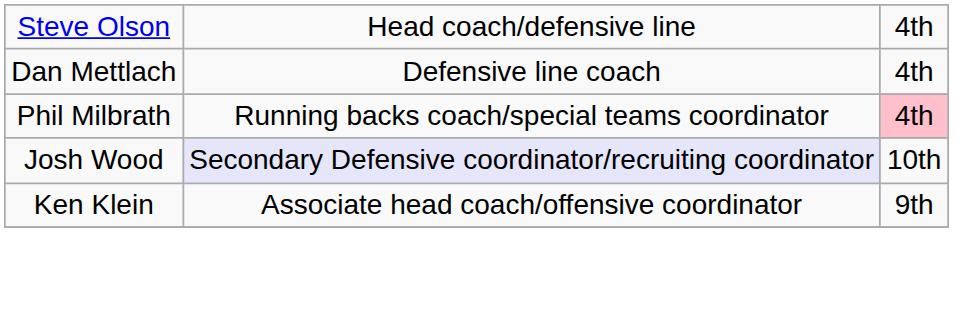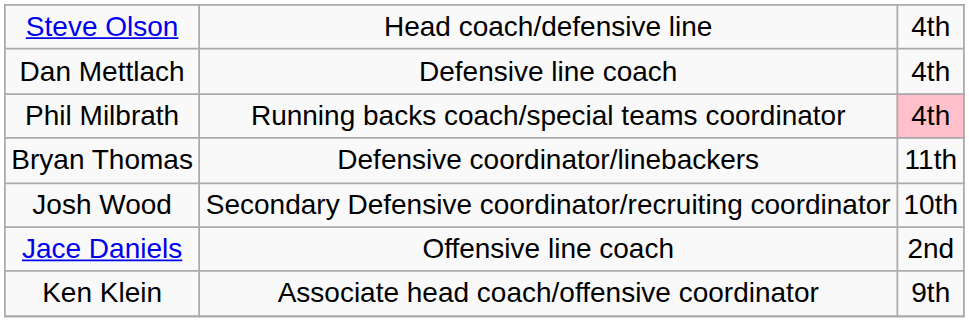+ row: (102, 159)
(532, 159) lavender background -> (548, 204) no background
+ row: (102, 248)
